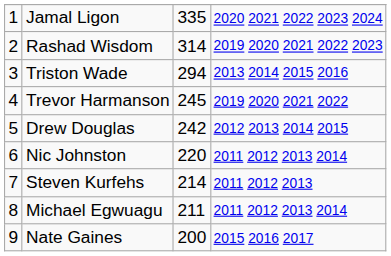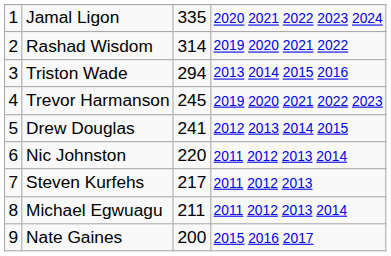(298, 46) 2019 2020 2021 2022 2023 -> (281, 46) 2019 2020 2021 2022
(281, 100) 2019 2020 2021 2022 -> (298, 100) 2019 2020 2021 2022 2023
(192, 127) 242 -> (192, 127) 241
(192, 182) 214 -> (192, 182) 217
